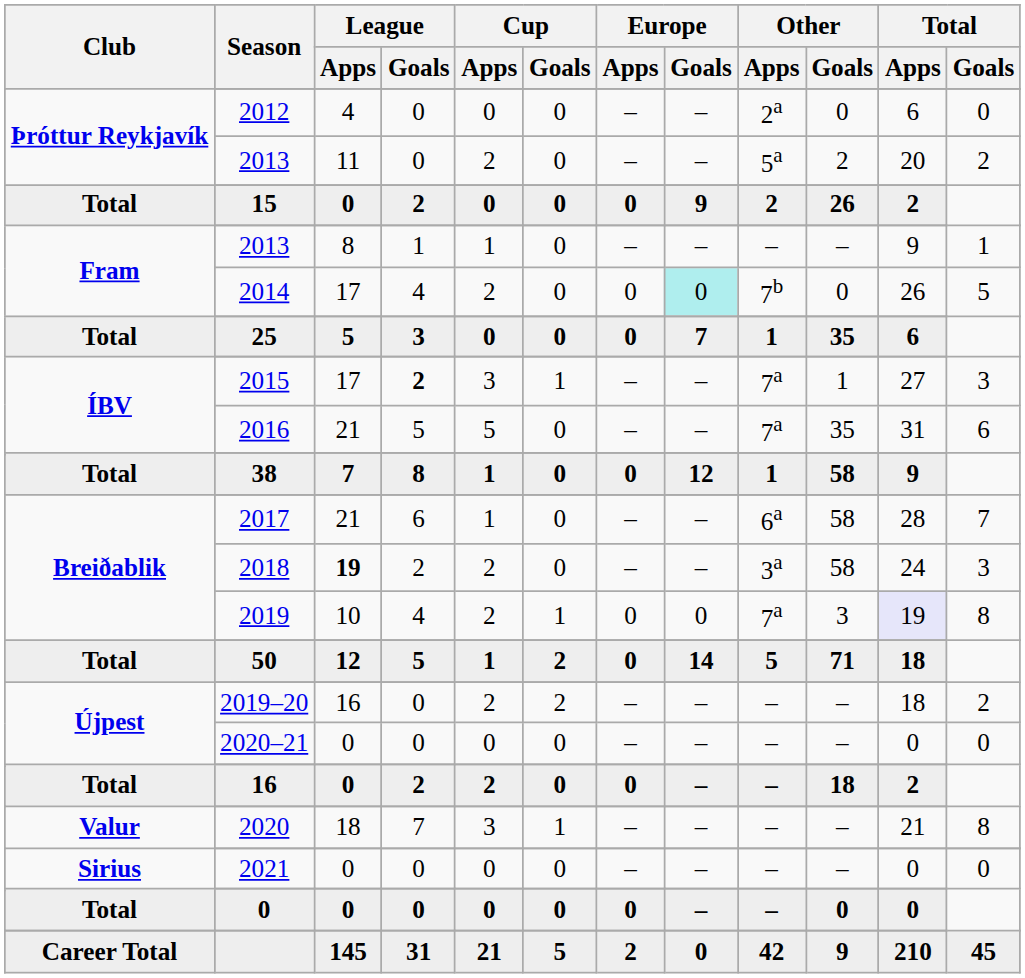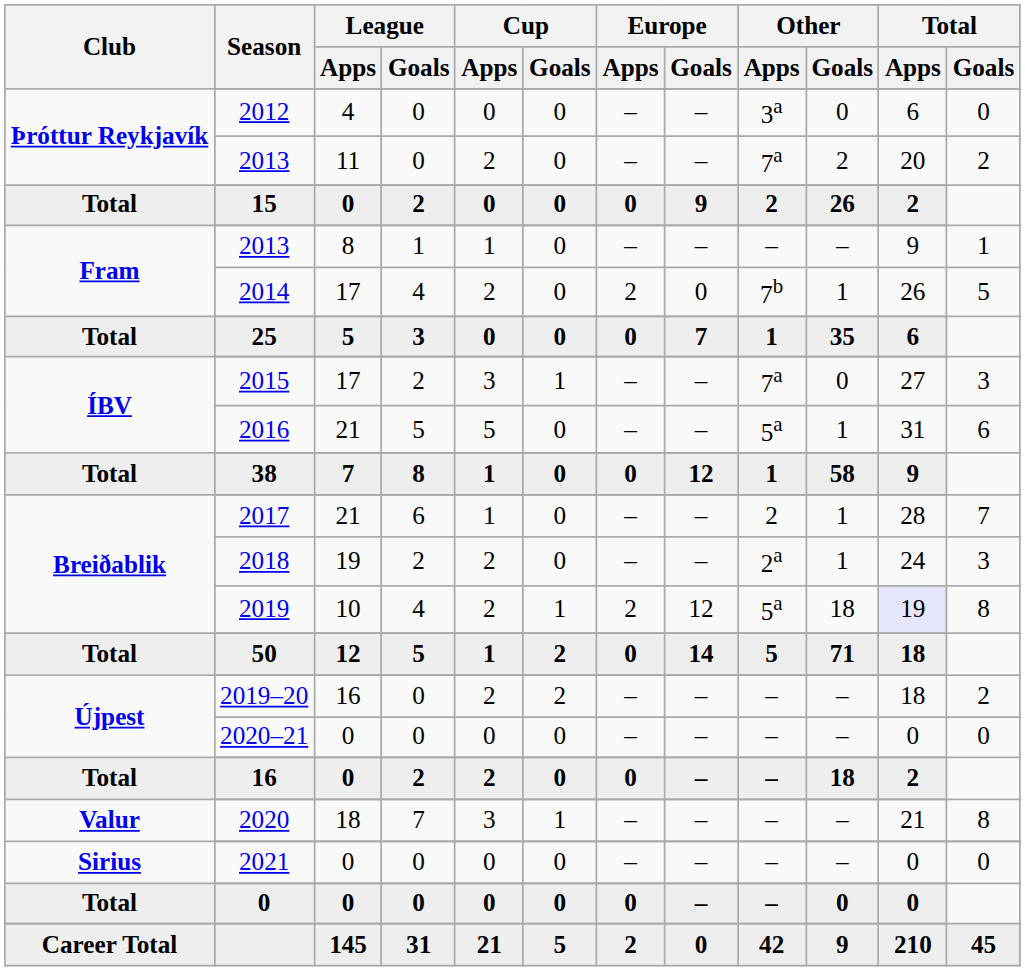(772, 112) 2a -> (772, 112) 3a
(772, 160) 5a -> (772, 160) 7a
(630, 291) 0 -> (630, 291) 2
(701, 291) paleturquoise background -> (701, 291) no background
(842, 291) 0 -> (842, 291) 1
(419, 381) bold -> (419, 381) normal
(842, 381) 1 -> (842, 381) 0
(772, 429) 7a -> (772, 429) 5a
(842, 429) 35 -> (842, 429) 1
(772, 519) 6a -> (772, 516) 2
(842, 519) 58 -> (842, 516) 1
(348, 567) bold -> (348, 560) normal
(772, 567) 3a -> (772, 560) 2a
(842, 567) 58 -> (842, 560) 1
(630, 615) 0 -> (630, 609) 2
(701, 615) 0 -> (701, 609) 12
(772, 615) 7a -> (772, 609) 5a
(842, 615) 3 -> (842, 609) 18
